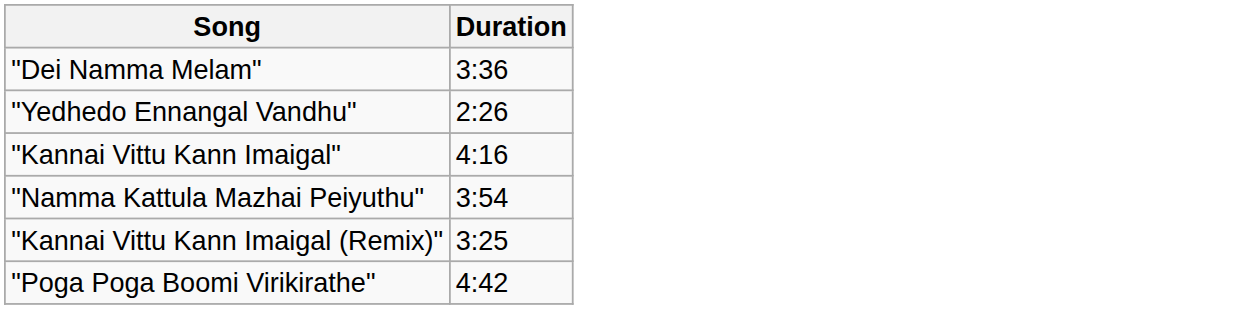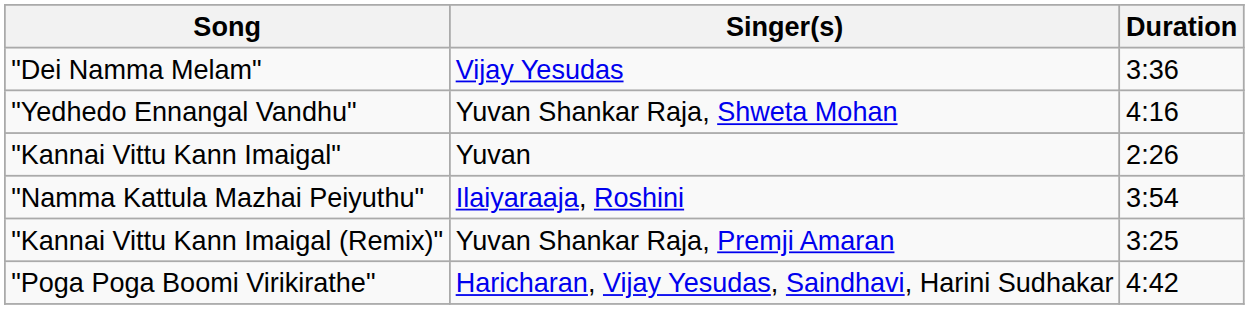+ column: (785, 26)
(482, 112) 2:26 -> (1152, 112) 4:16
(482, 155) 4:16 -> (1152, 155) 2:26
